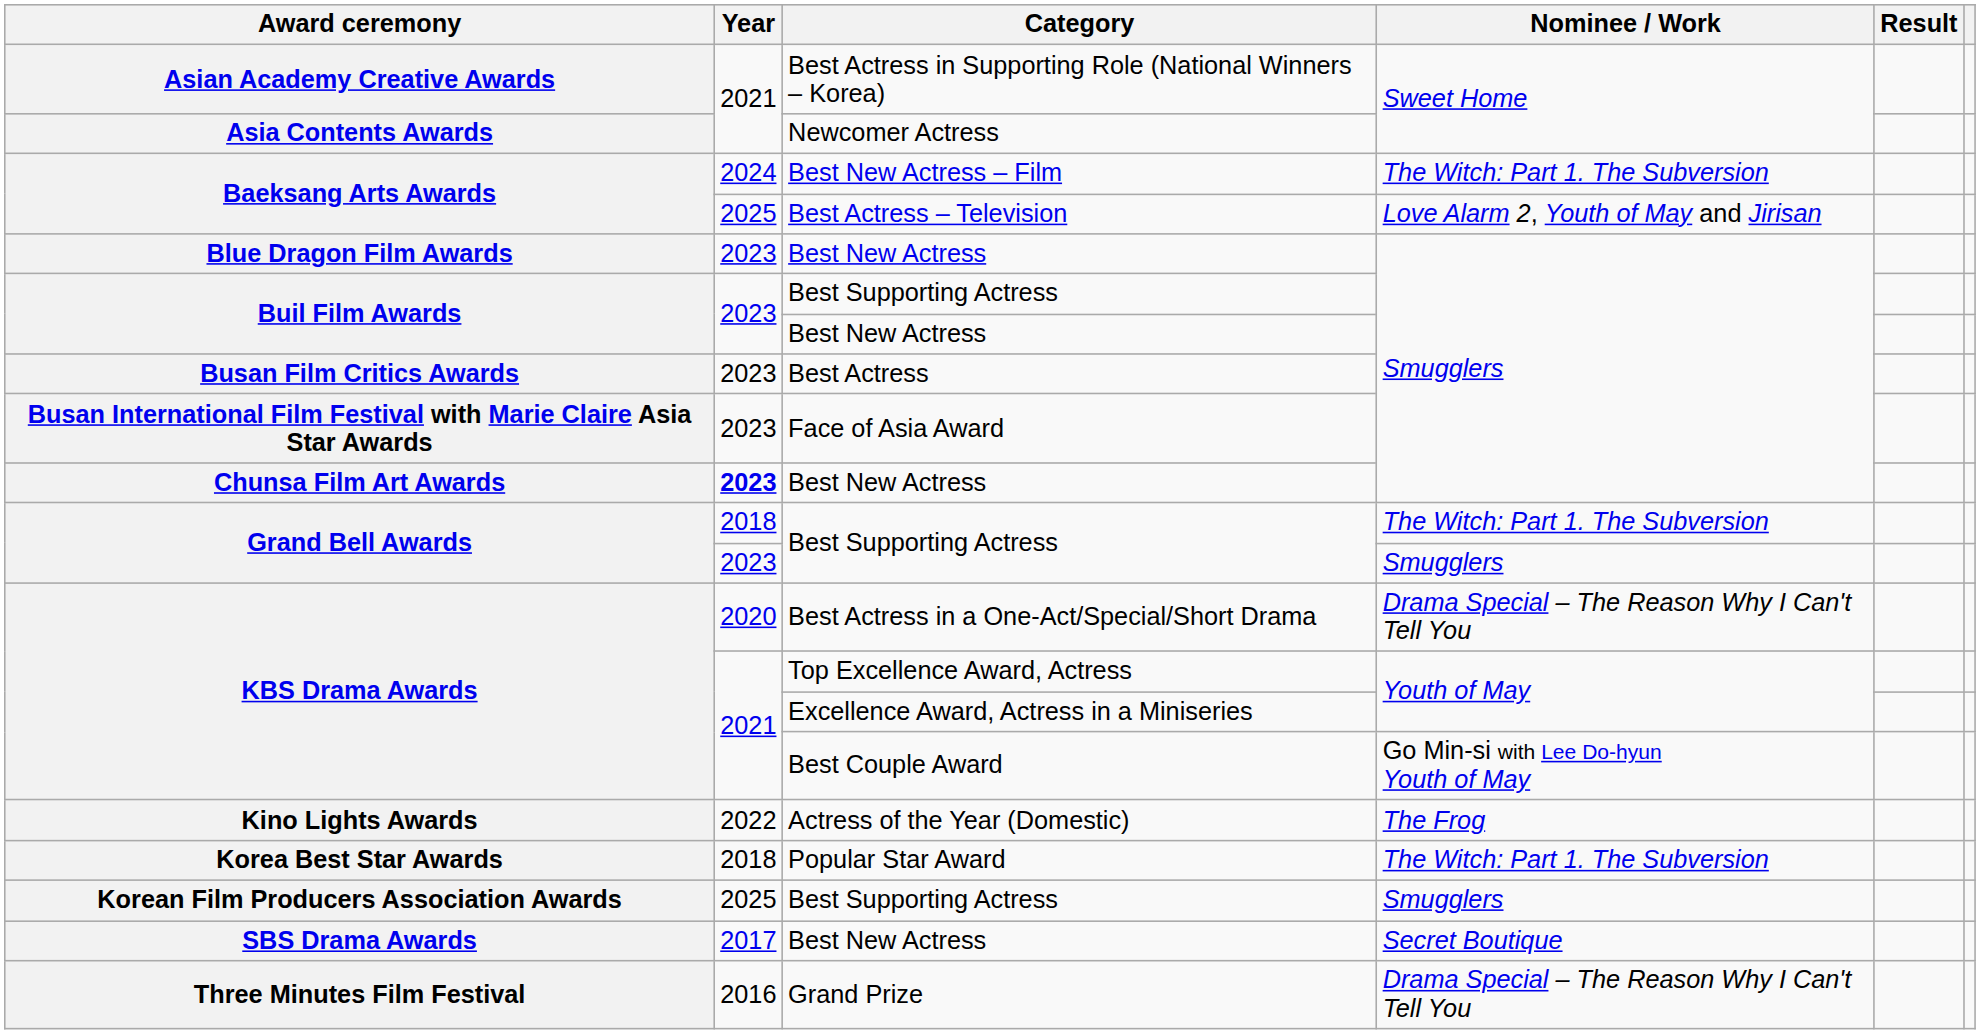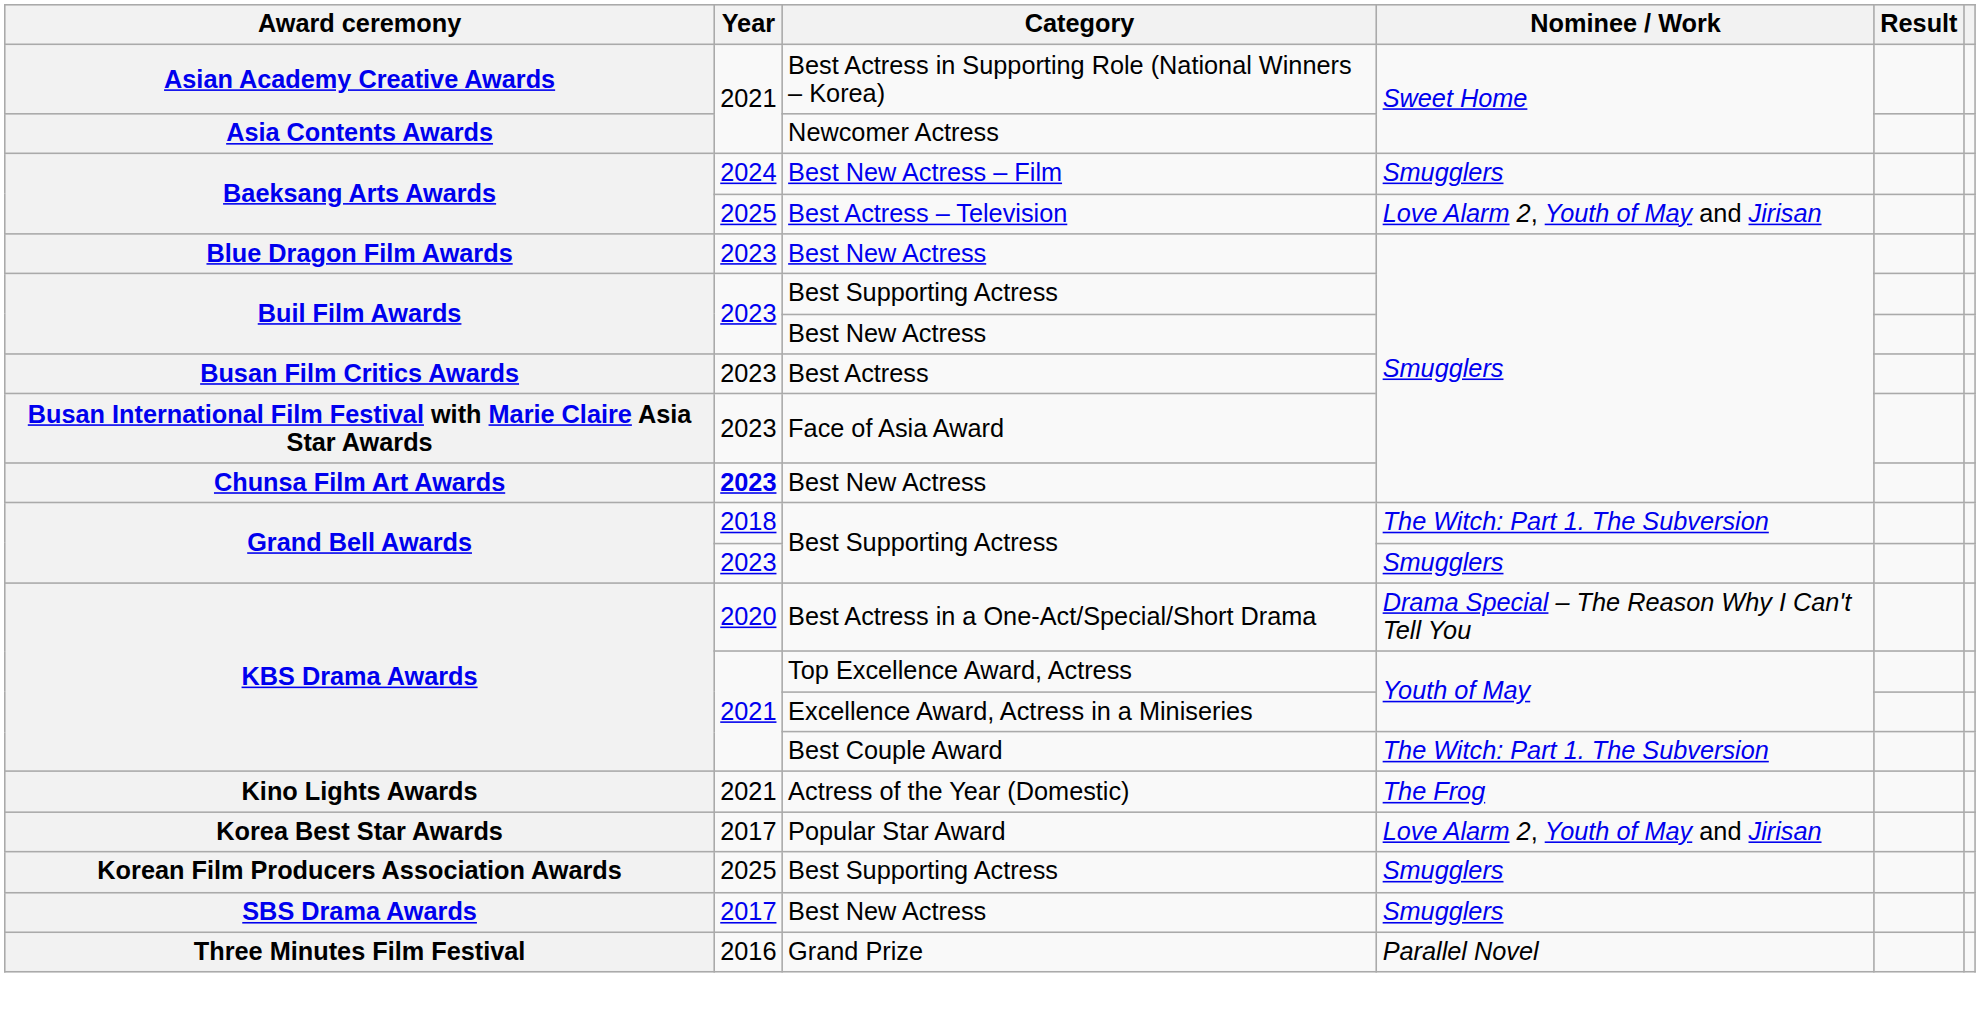(1576, 173) The Witch: Part 1. The Subversion -> (1443, 173) Smugglers
(1522, 765) Go Min-si with Lee Do-hyun Youth of May -> (1576, 751) The Witch: Part 1. The Subversion
(748, 819) 2022 -> (748, 791) 2021
(748, 859) 2018 -> (748, 831) 2017
(1576, 859) The Witch: Part 1. The Subversion -> (1602, 831) Love Alarm 2, Youth of May and Jirisan
(1473, 940) Secret Boutique -> (1443, 911) Smugglers
(1617, 994) Drama Special – The Reason Why I Can't Tell You -> (1461, 951) Parallel Novel
